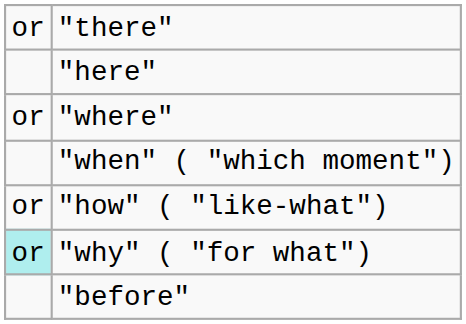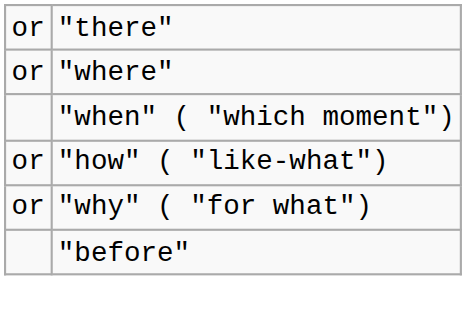- row: (107, 72)
(28, 252) paleturquoise background -> (28, 207) no background
